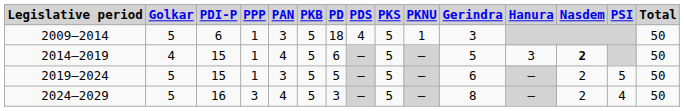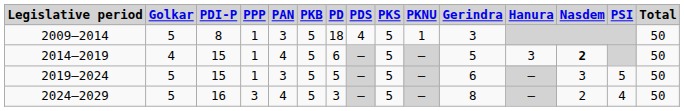(218, 35) 6 -> (218, 35) 8
(582, 76) 2 -> (582, 76) 3
